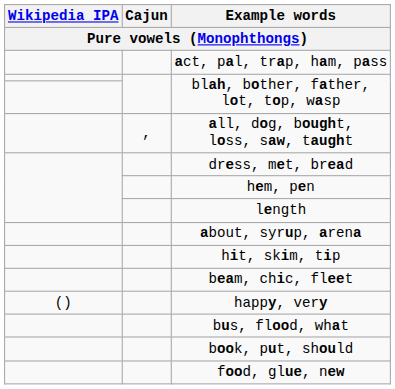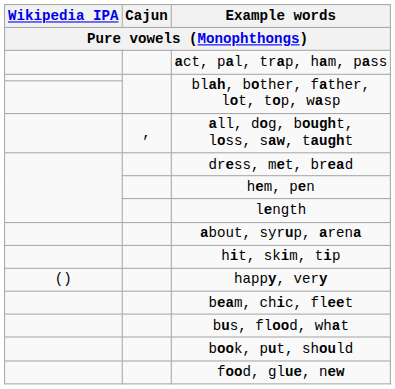rows swapped: (63, 280) <-> (63, 303)
